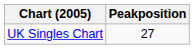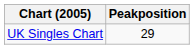(148, 34) 27 -> (148, 34) 29
